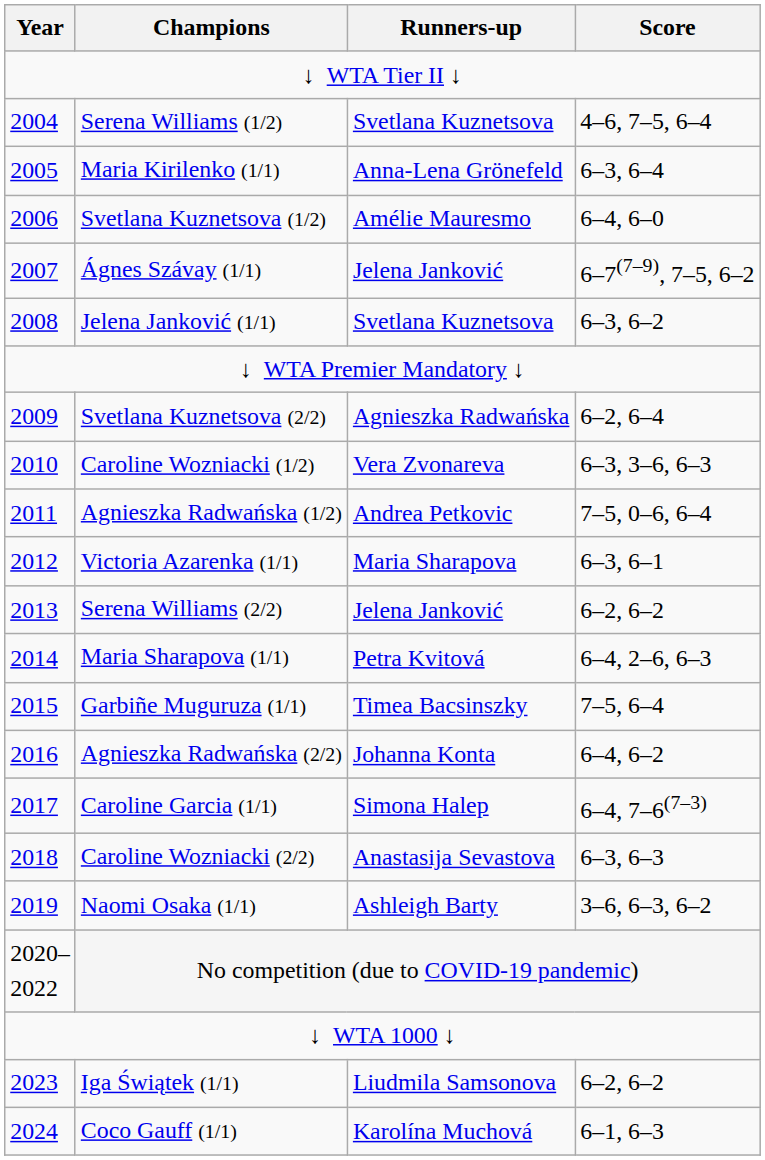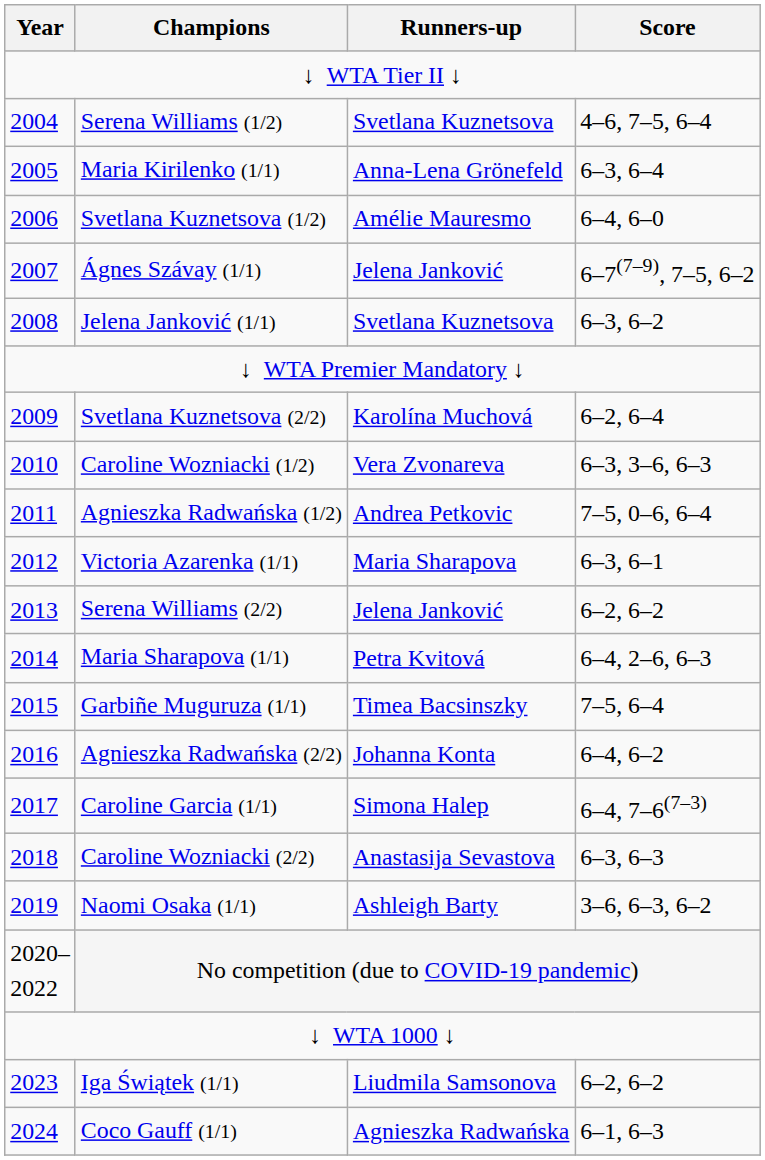(461, 416) Agnieszka Radwańska -> (443, 416) Karolína Muchová
(443, 1131) Karolína Muchová -> (461, 1131) Agnieszka Radwańska
